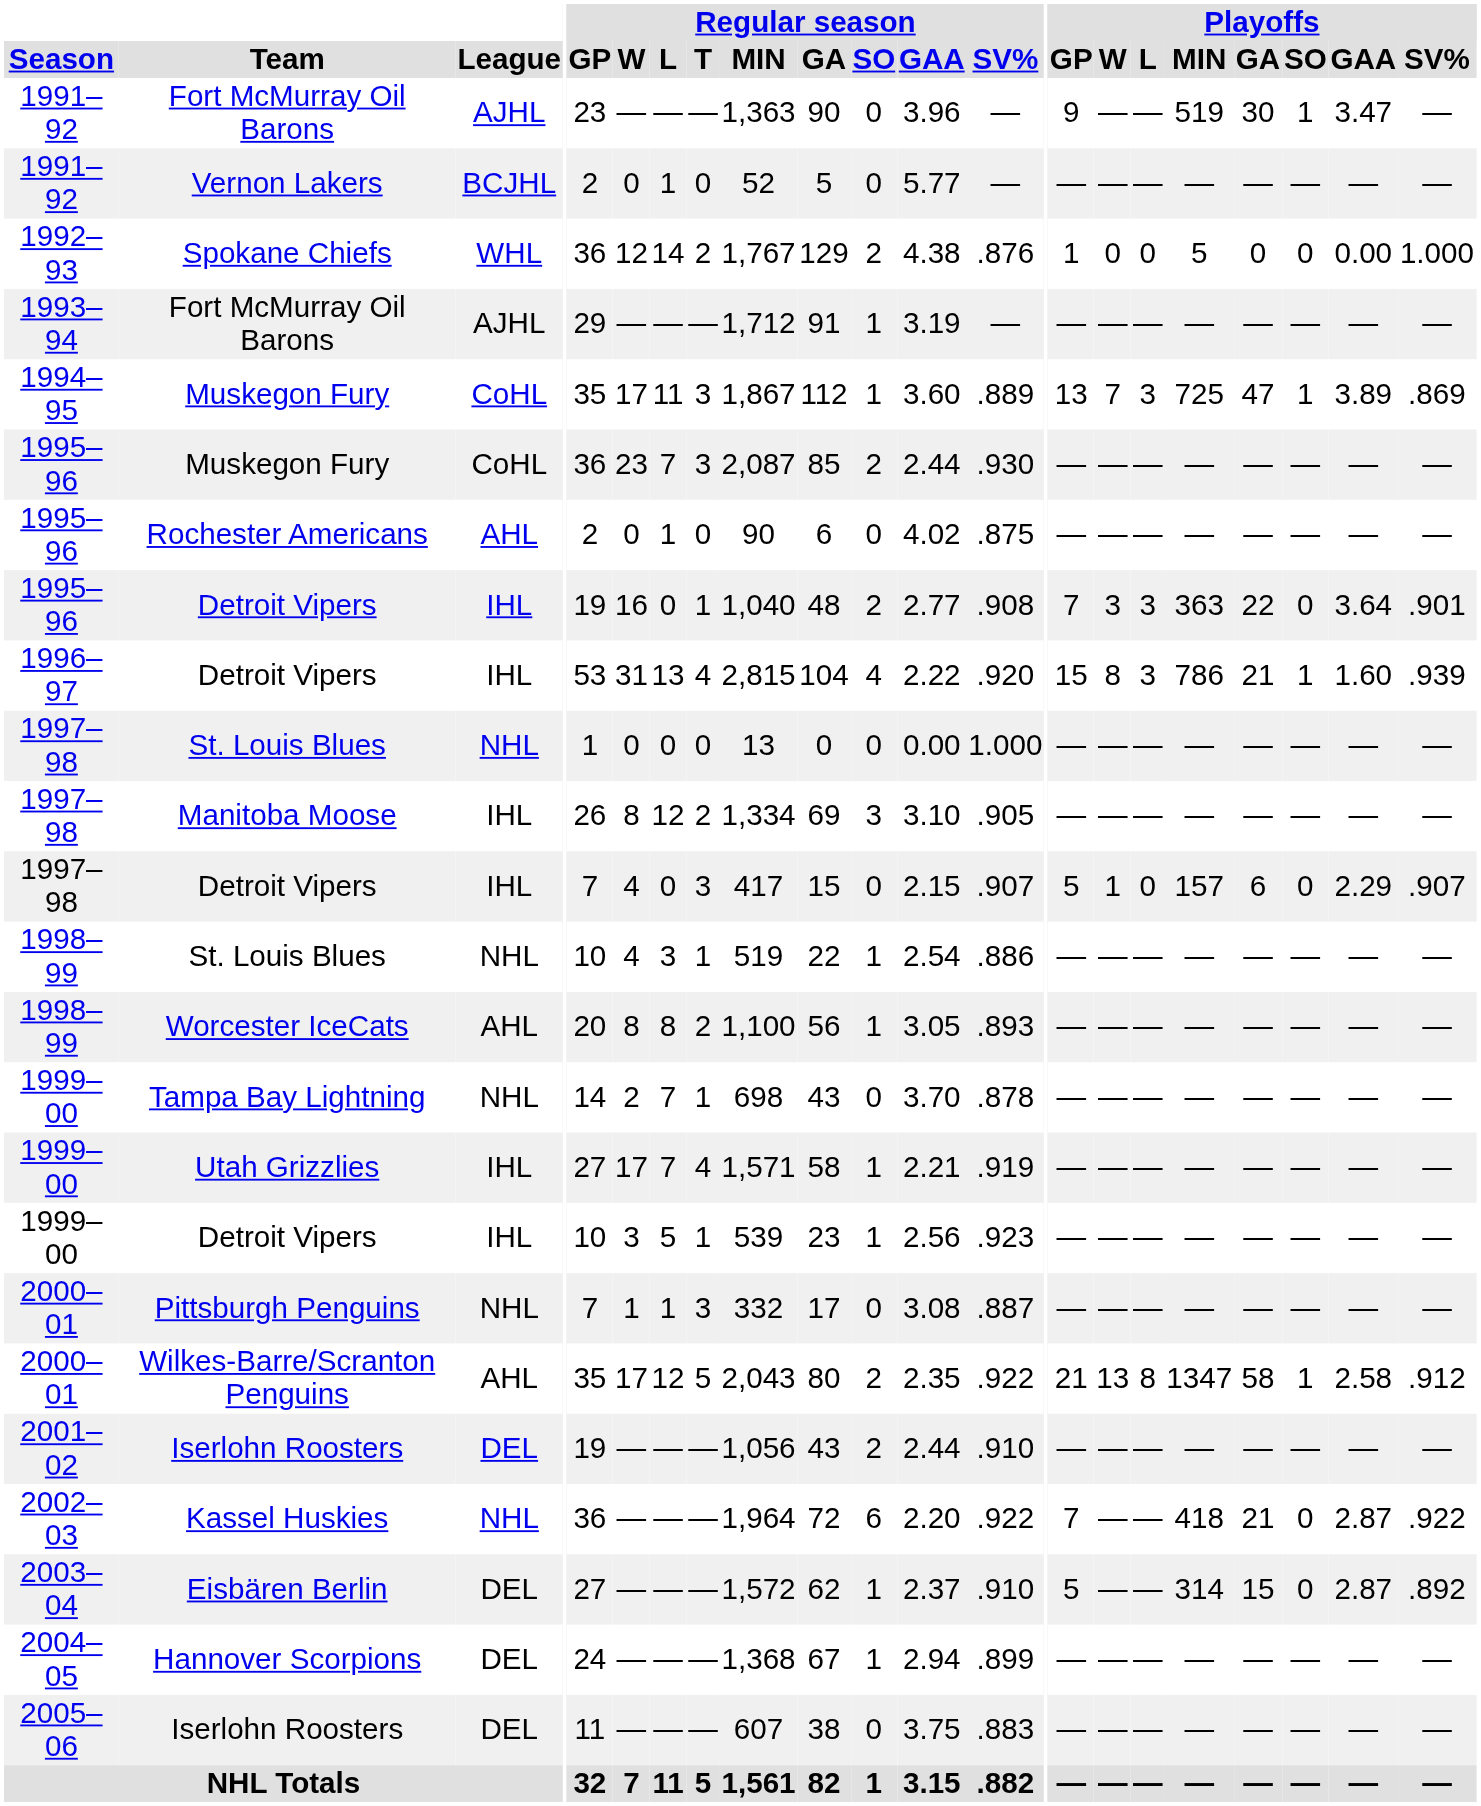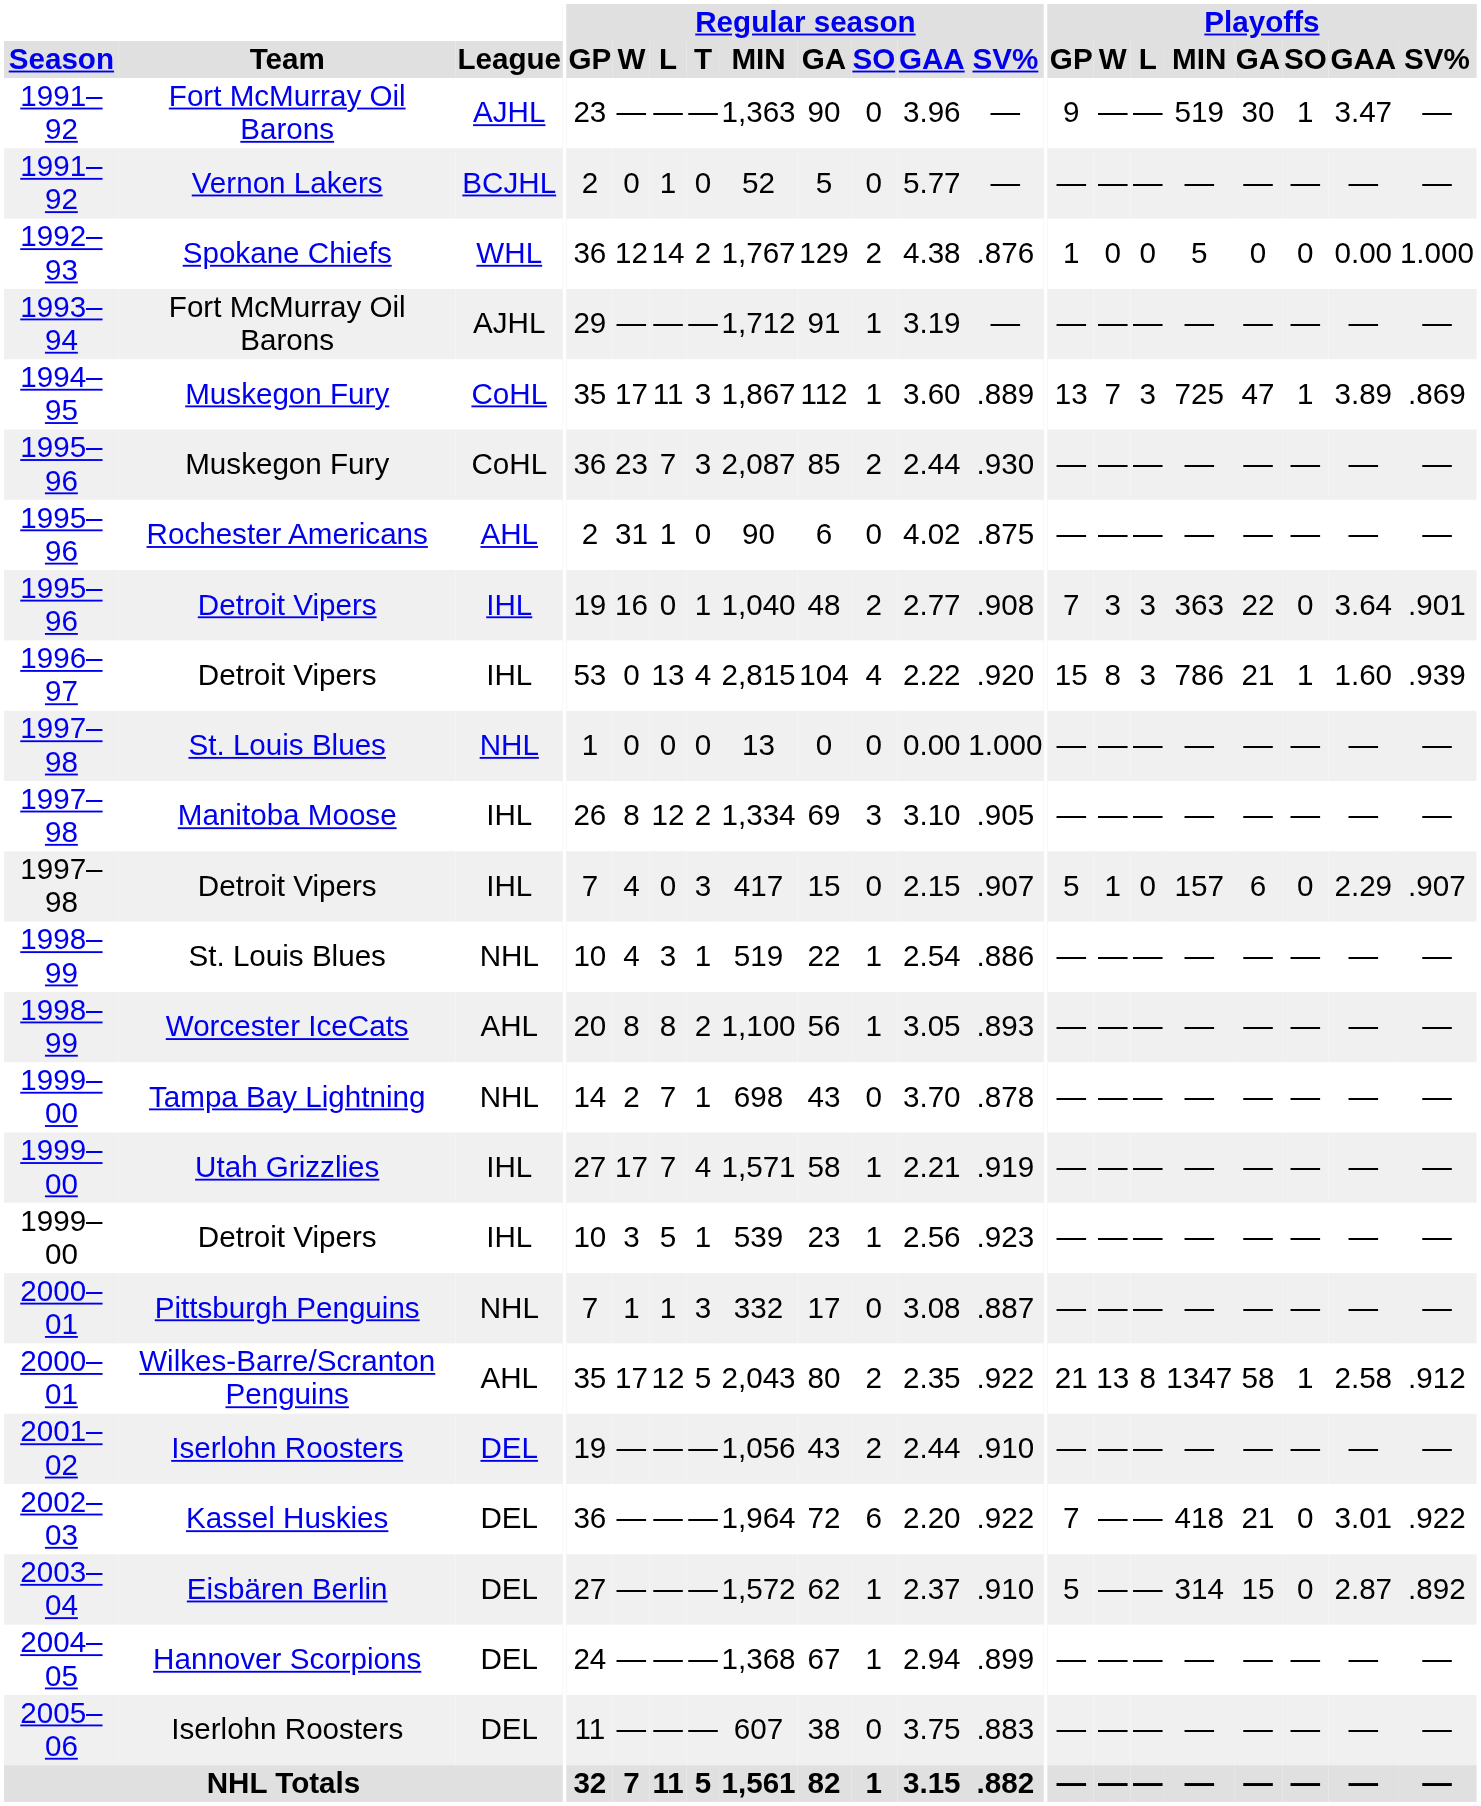(631, 534) 0 -> (631, 534) 31
(631, 675) 31 -> (631, 675) 0
(509, 1518) NHL -> (509, 1518) DEL
(1363, 1518) 2.87 -> (1363, 1518) 3.01
